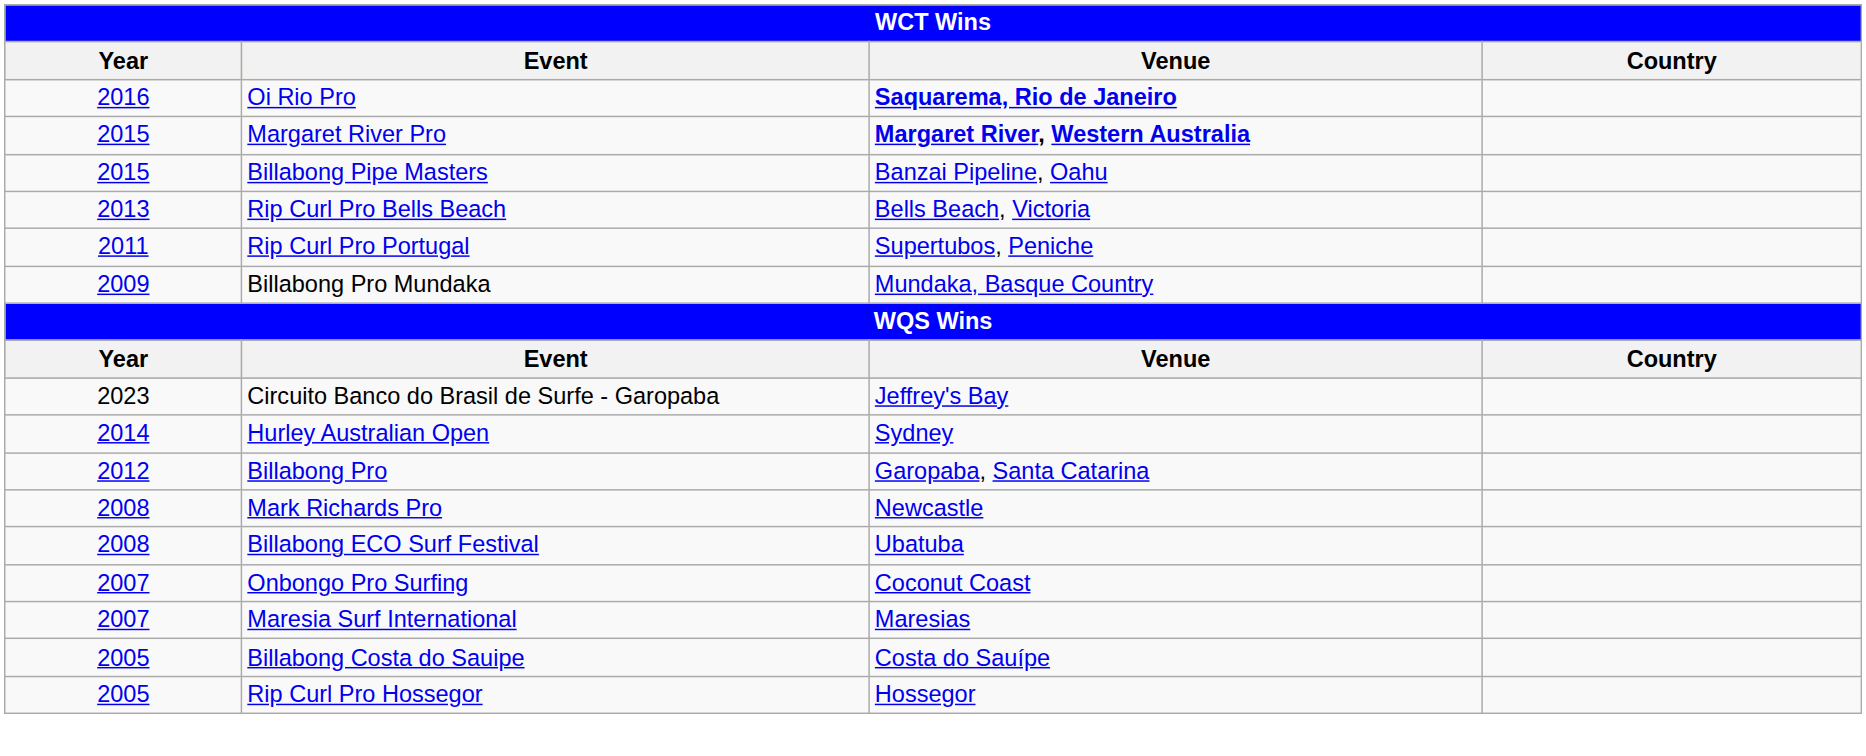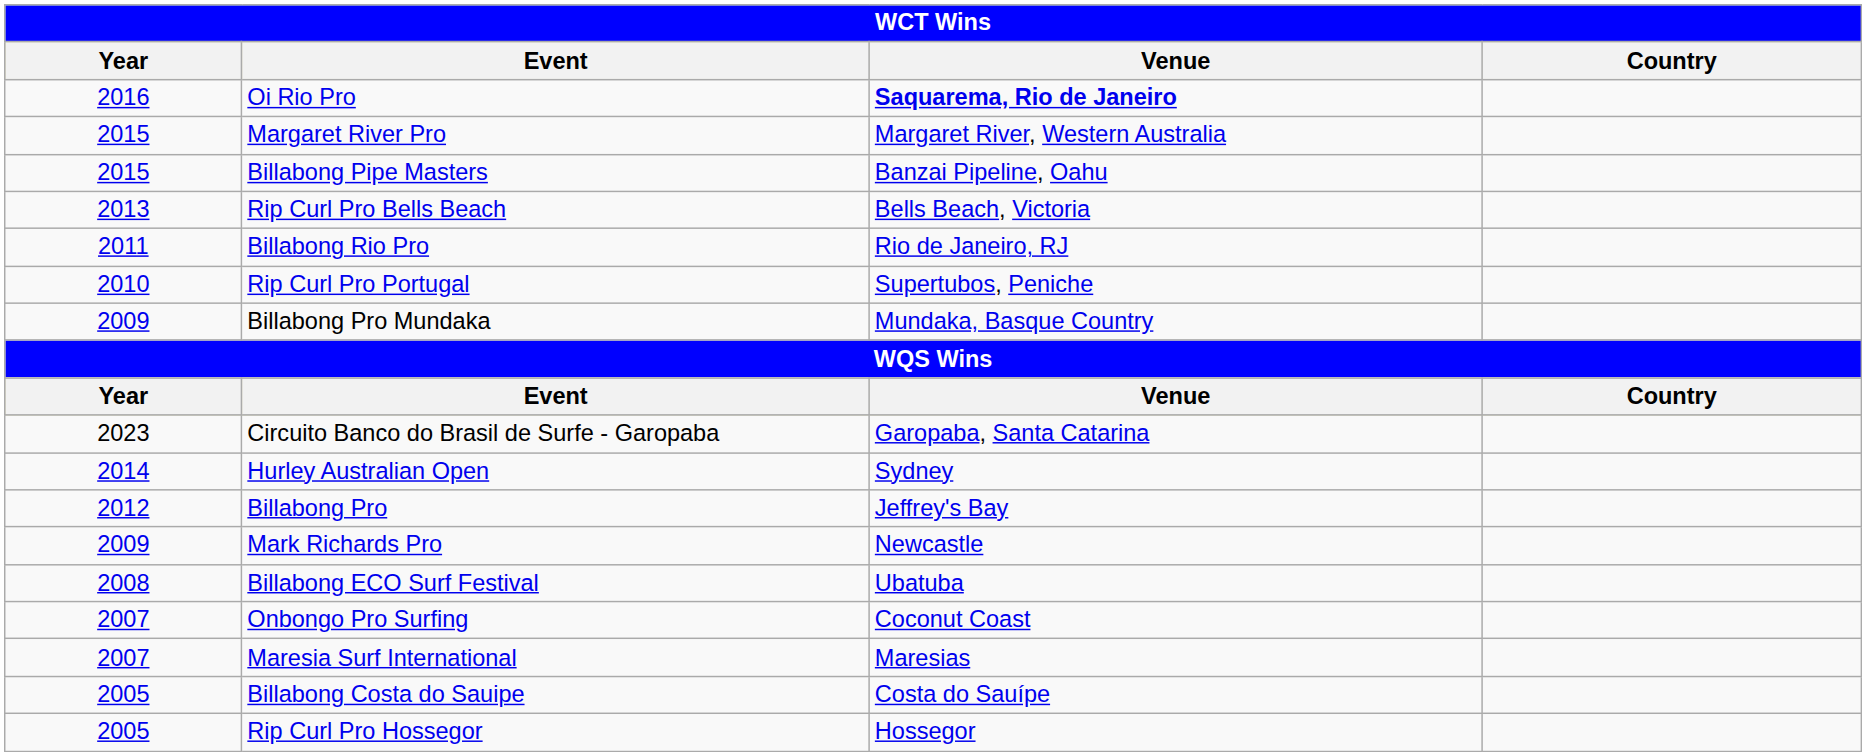(1062, 135) bold -> (1050, 135) normal
+ row: (338, 246)
(123, 246) 2011 -> (123, 284) 2010
(942, 396) Jeffrey's Bay -> (1012, 433) Garopaba, Santa Catarina
(1012, 470) Garopaba, Santa Catarina -> (942, 508) Jeffrey's Bay
(123, 508) 2008 -> (123, 545) 2009
